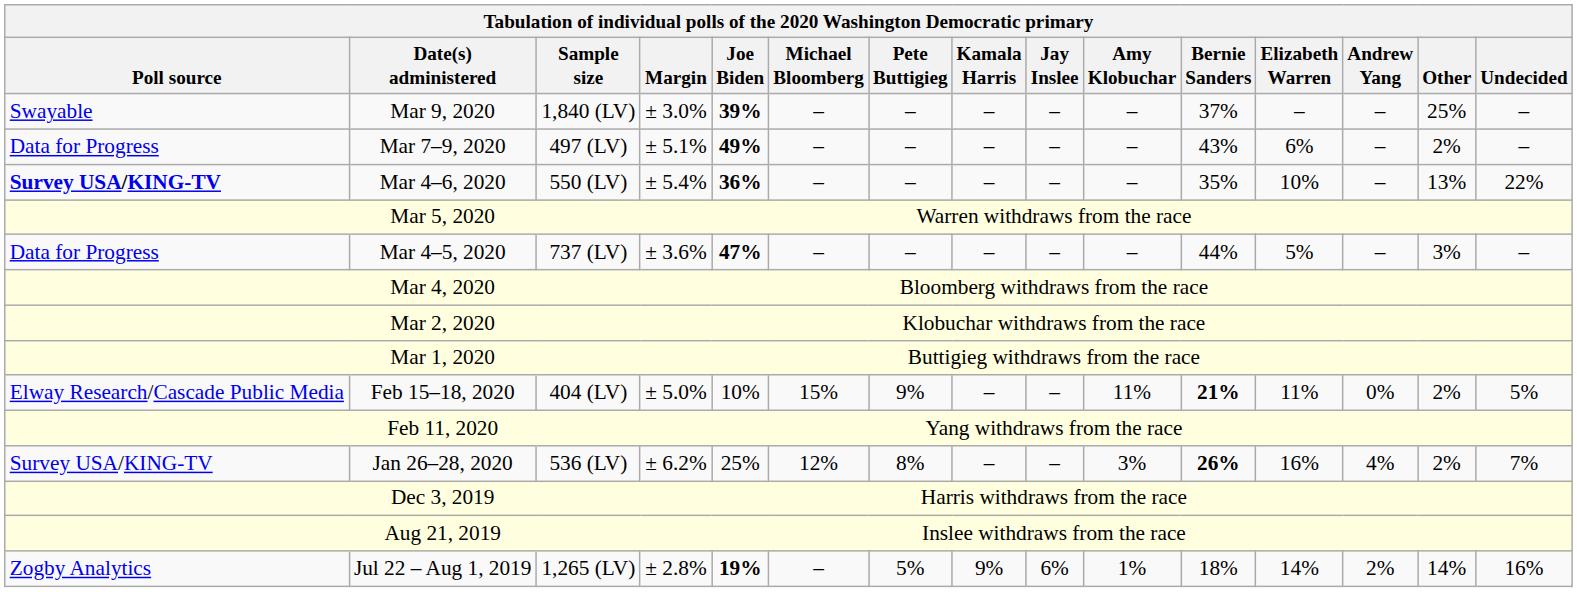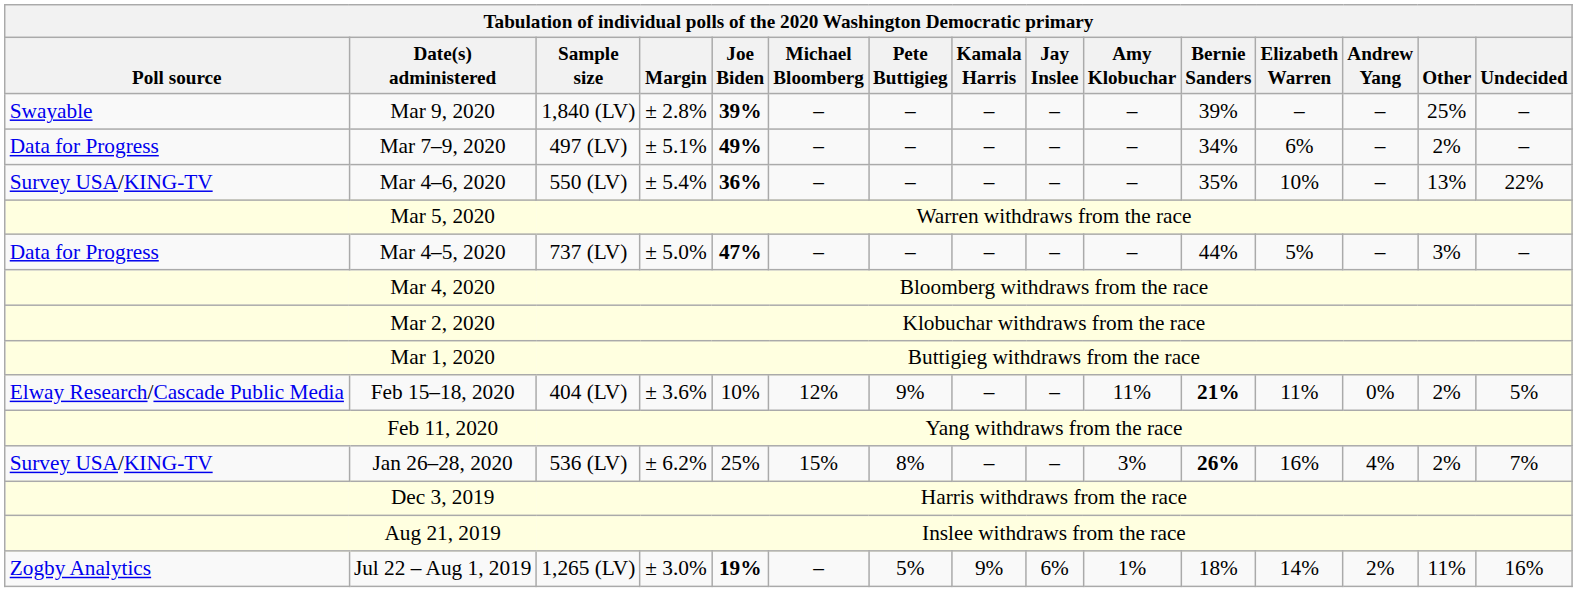(676, 111) ± 3.0% -> (676, 111) ± 2.8%
(1218, 111) 37% -> (1218, 111) 39%
(1218, 146) 43% -> (1218, 146) 34%
(115, 182) bold -> (111, 182) normal
(676, 252) ± 3.6% -> (676, 252) ± 5.0%
(676, 392) ± 5.0% -> (676, 392) ± 3.6%
(819, 392) 15% -> (819, 392) 12%
(819, 463) 12% -> (819, 463) 15%
(676, 568) ± 2.8% -> (676, 568) ± 3.0%
(1447, 568) 14% -> (1447, 568) 11%
